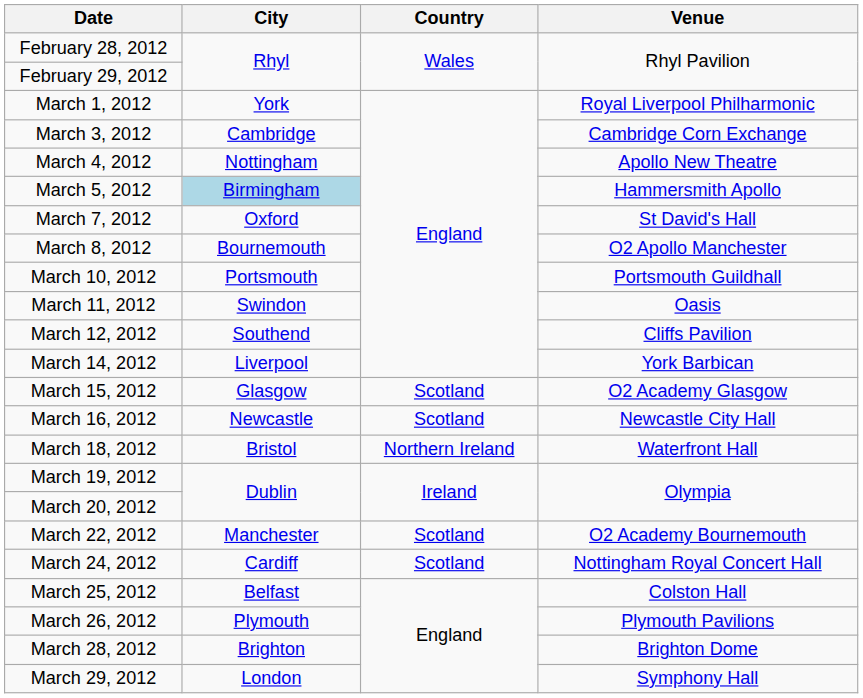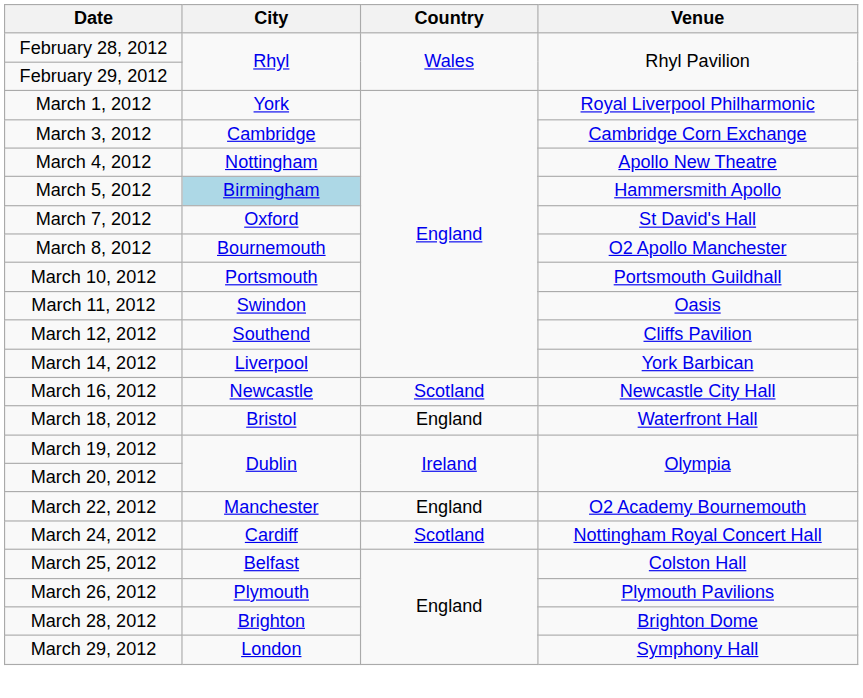- row: (93, 391)
(449, 448) Northern Ireland -> (449, 420) England
(449, 534) Scotland -> (449, 506) England
